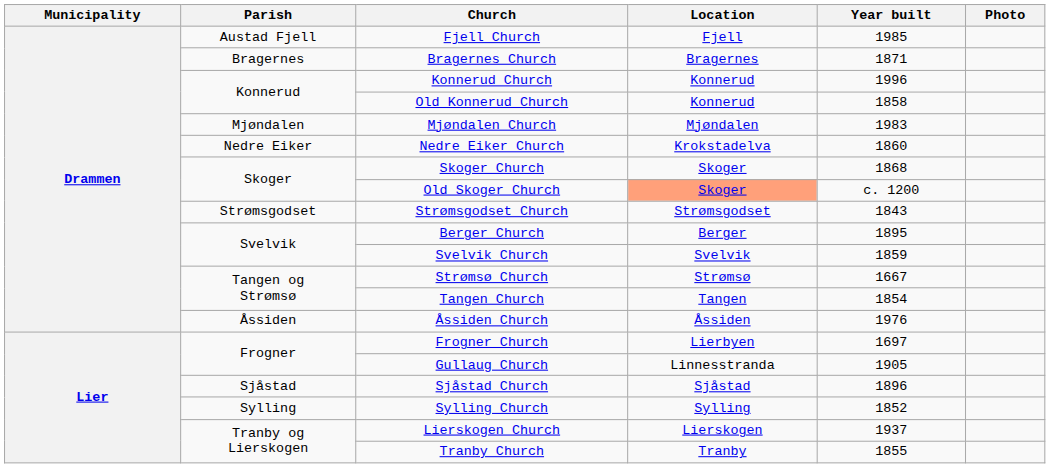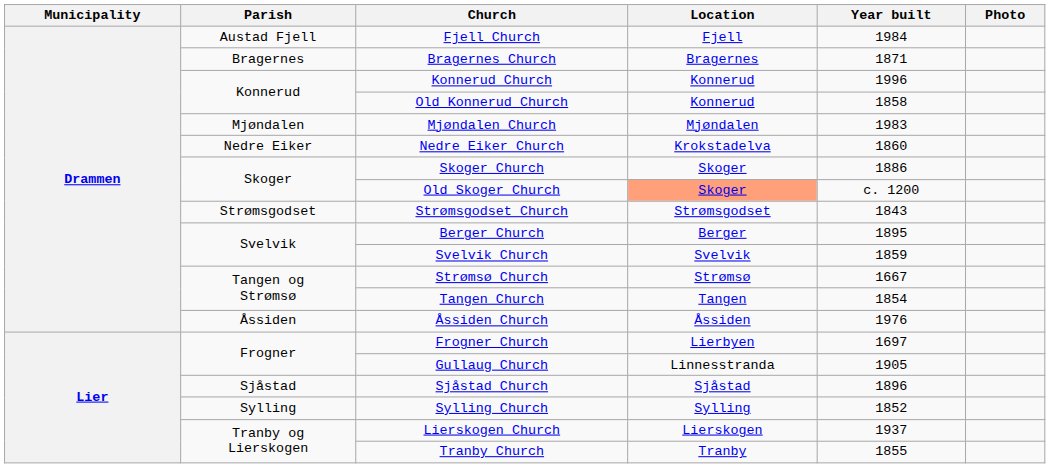(891, 37) 1985 -> (891, 37) 1984
(891, 168) 1868 -> (891, 168) 1886
